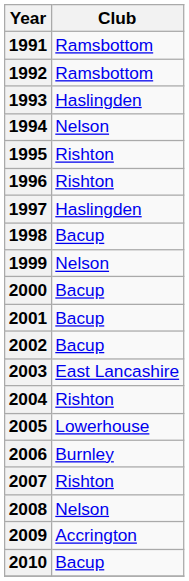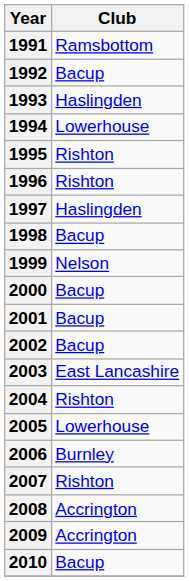(104, 72) Ramsbottom -> (80, 72) Bacup
(82, 127) Nelson -> (102, 127) Lowerhouse
(82, 508) Nelson -> (96, 508) Accrington
